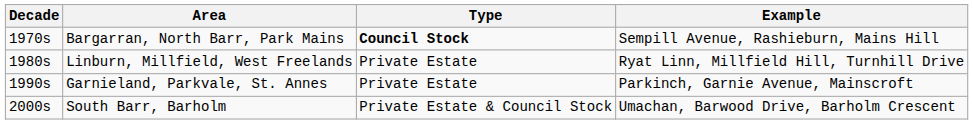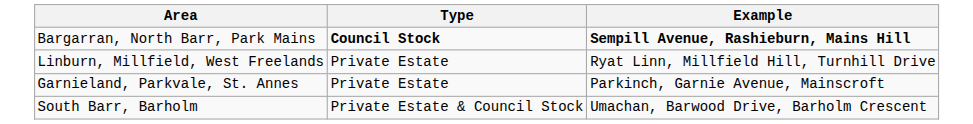- column: (34, 16)
(779, 39) normal -> (750, 39) bold
